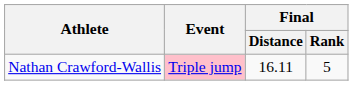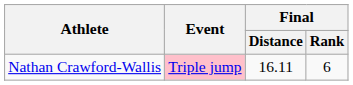(327, 67) 5 -> (327, 67) 6
